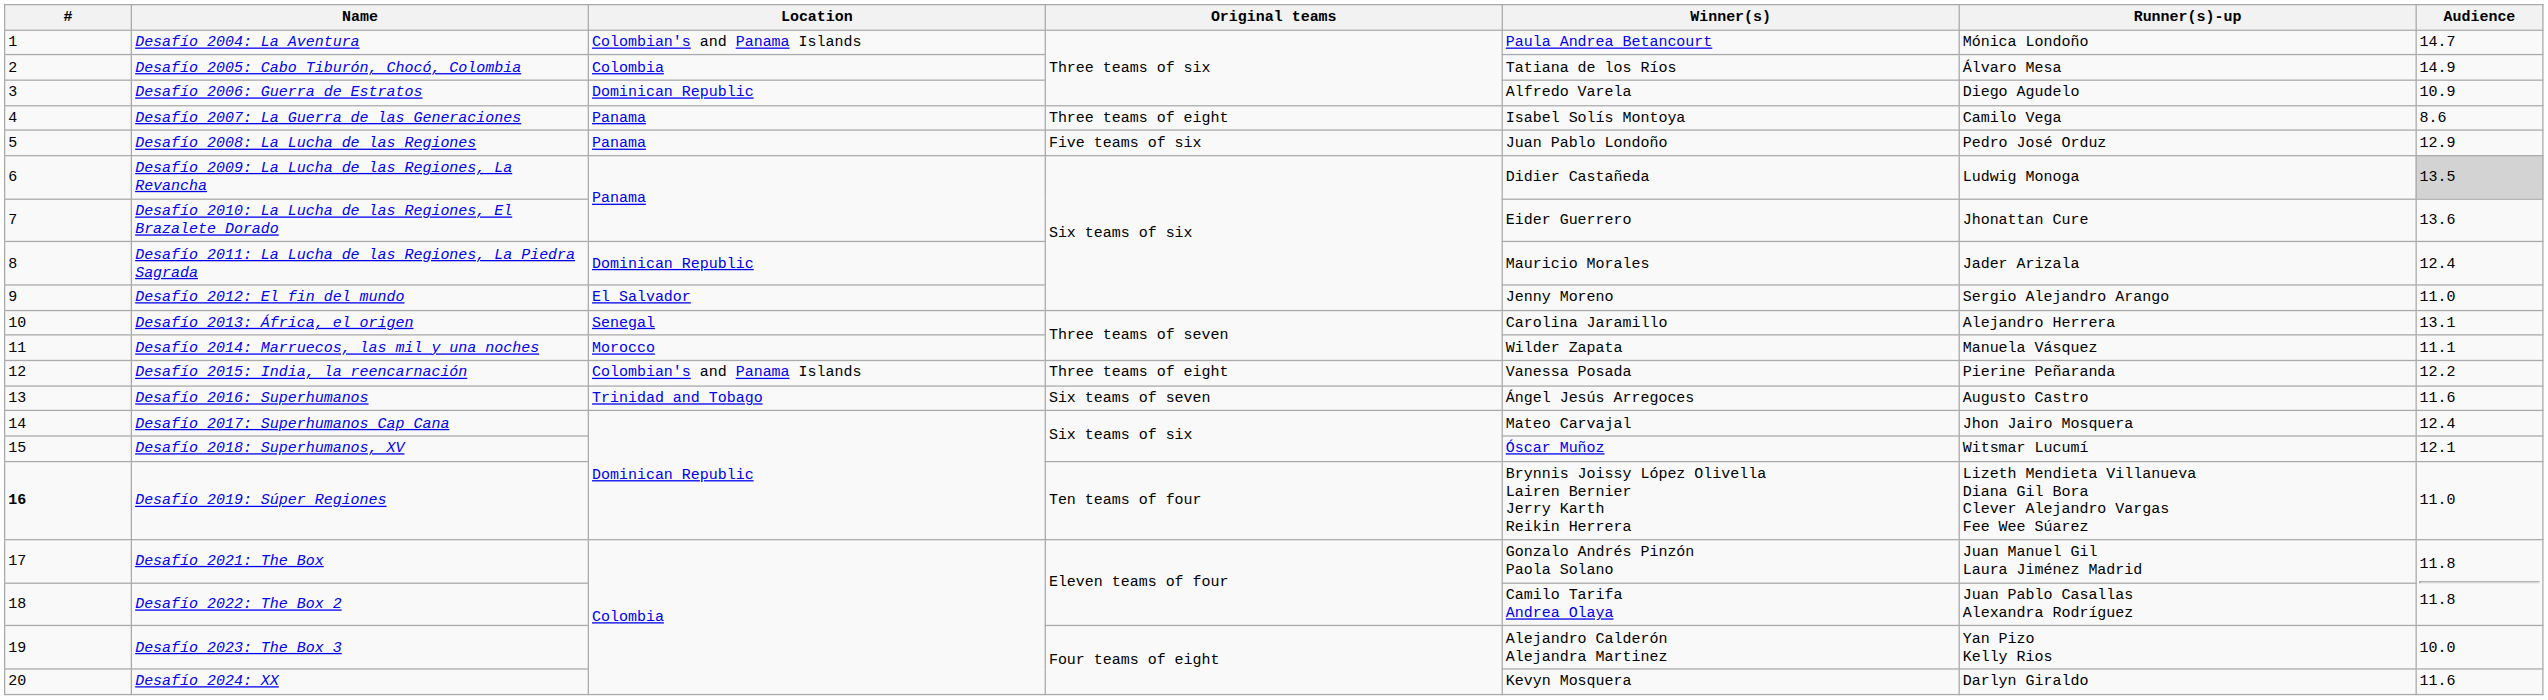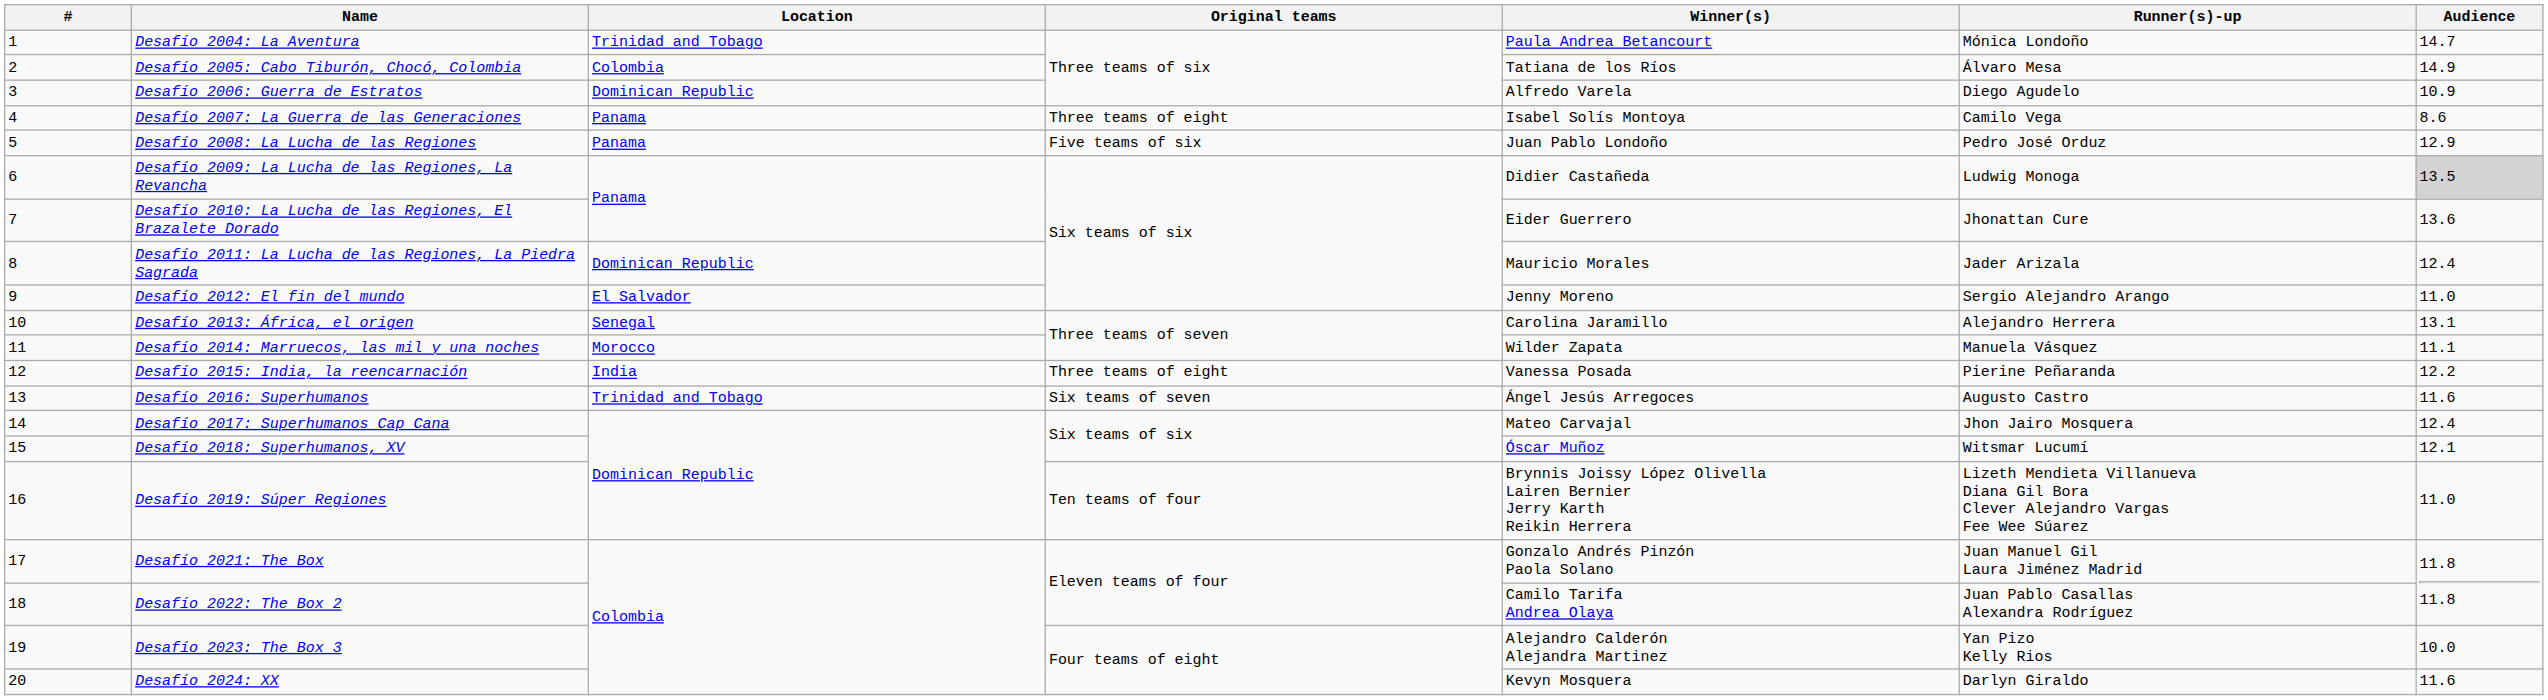(727, 42) Colombian's and Panama Islands -> (677, 42) Trinidad and Tobago
(727, 373) Colombian's and Panama Islands -> (614, 373) India
(17, 500) bold -> (17, 500) normal
